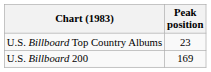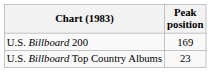rows swapped: (84, 42) <-> (47, 59)
